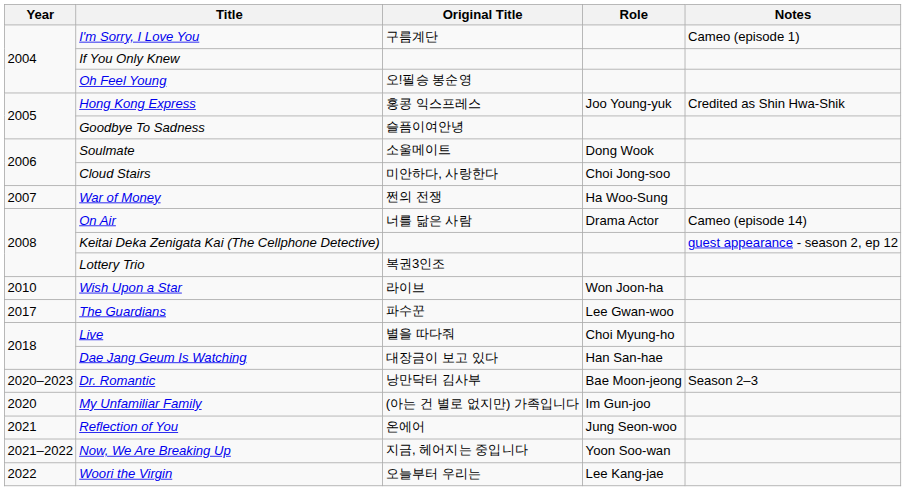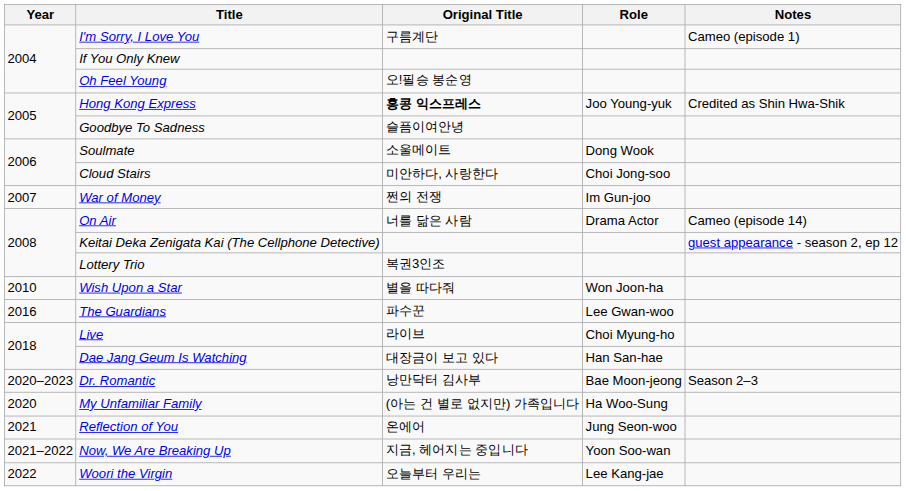(433, 103) normal -> (433, 103) bold
(627, 197) Ha Woo-Sung -> (618, 197) Im Gun-joo
(405, 287) 라이브 -> (420, 287) 별을 따다줘
(22, 311) 2017 -> (22, 311) 2016
(420, 334) 별을 따다줘 -> (405, 334) 라이브
(618, 404) Im Gun-joo -> (627, 404) Ha Woo-Sung
